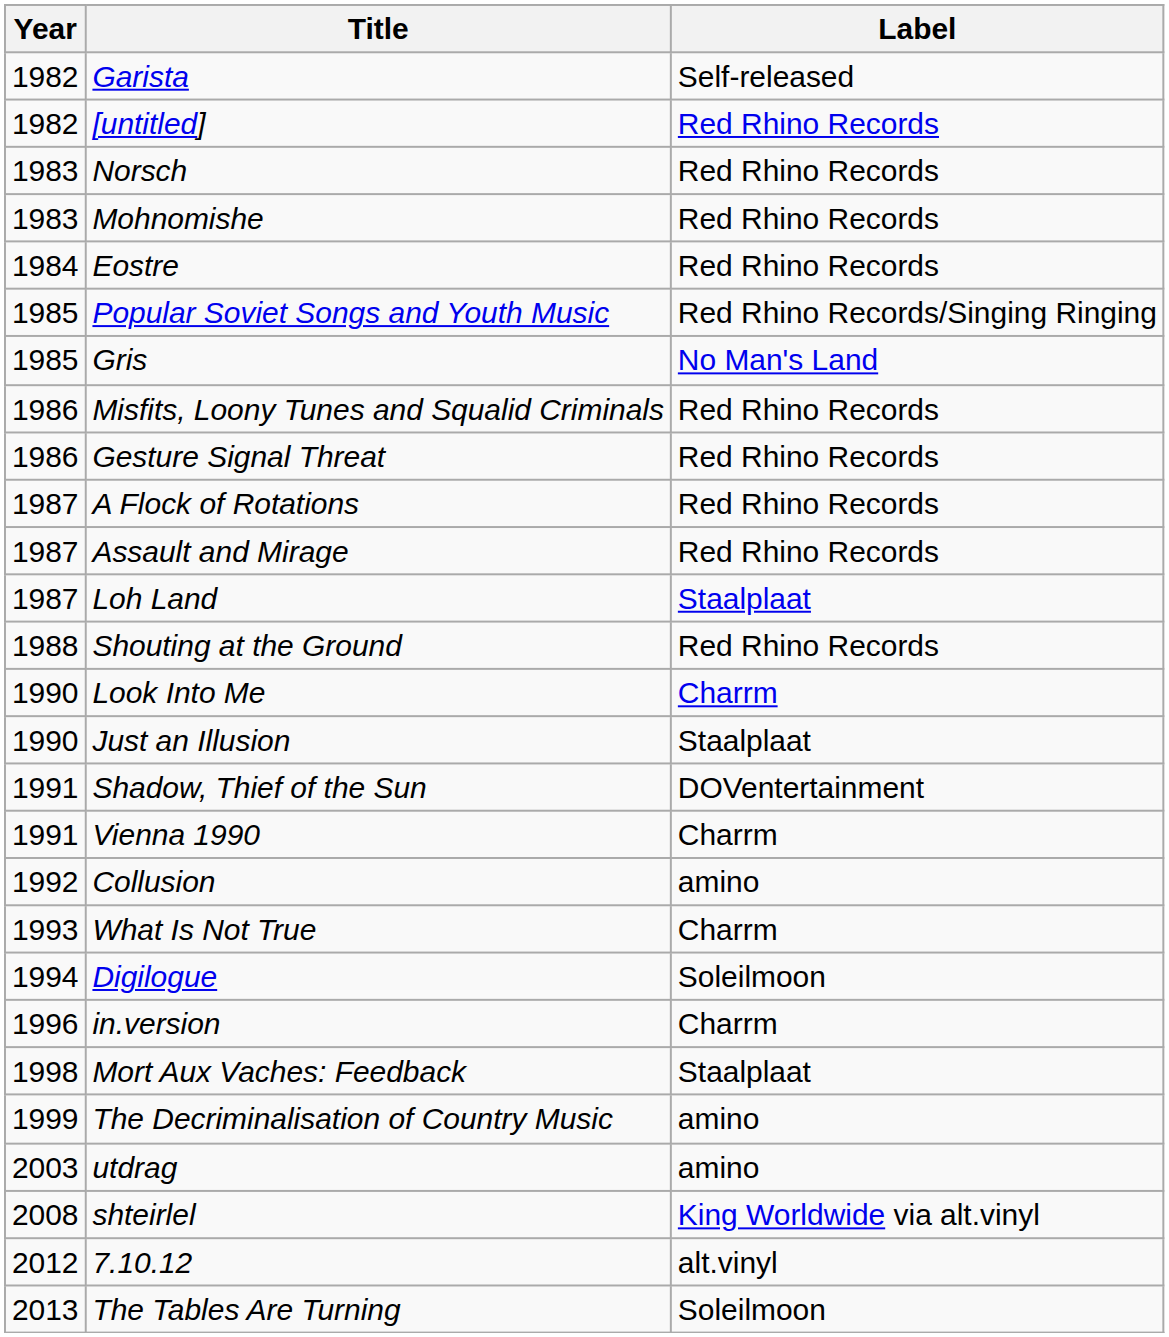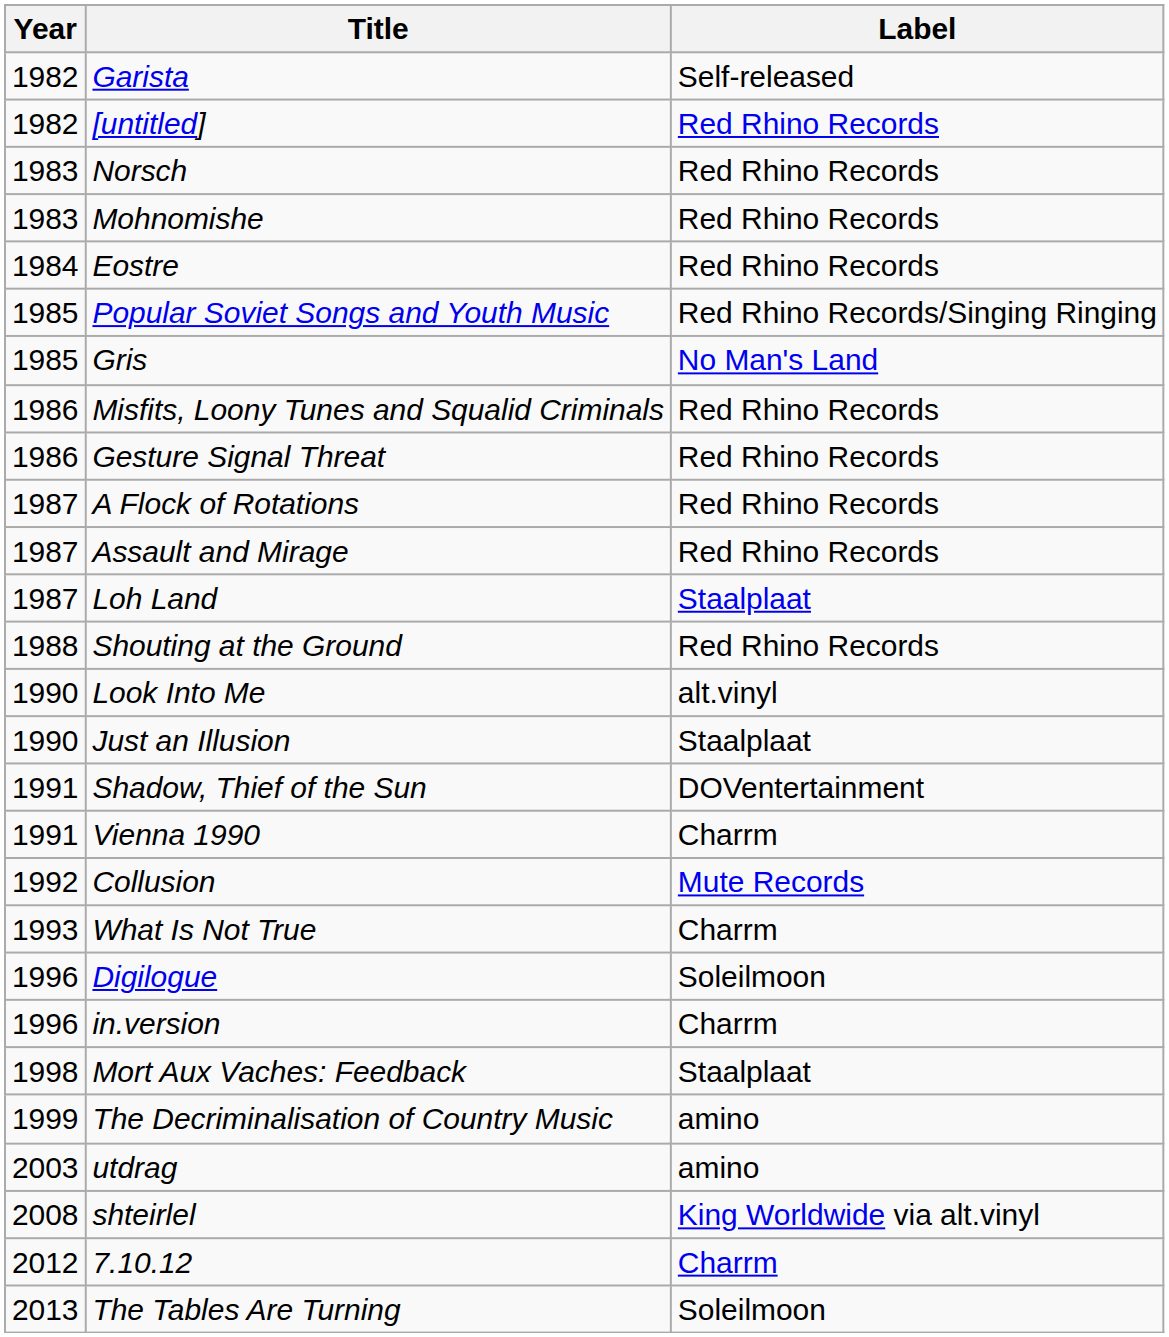(728, 693) Charrm -> (728, 693) alt.vinyl
(719, 882) amino -> (771, 882) Mute Records
(45, 977) 1994 -> (45, 977) 1996
(728, 1261) alt.vinyl -> (728, 1261) Charrm
